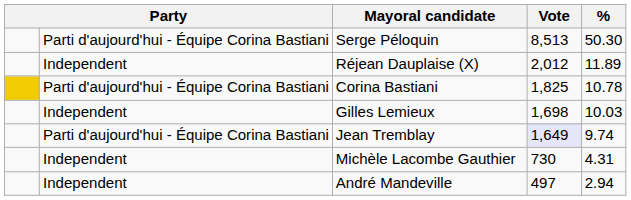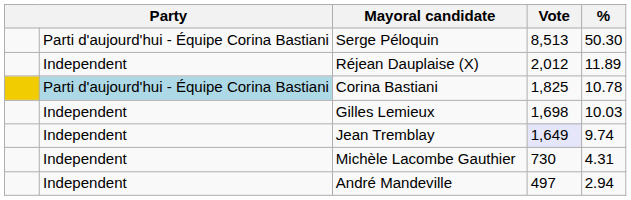(186, 87) no background -> (186, 87) lightblue background
(186, 135) Parti d'aujourd'hui - Équipe Corina Bastiani -> (85, 135) Independent
